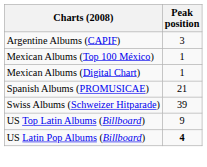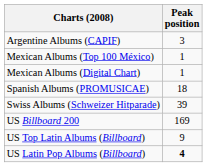(182, 89) 21 -> (182, 89) 18
+ row: (43, 121)
